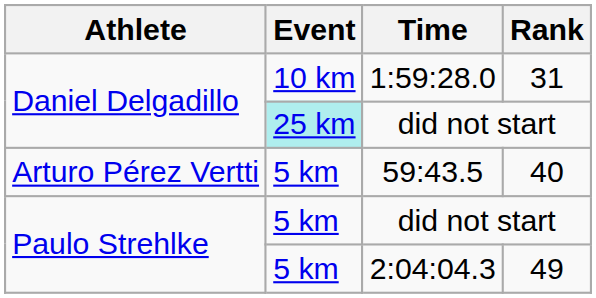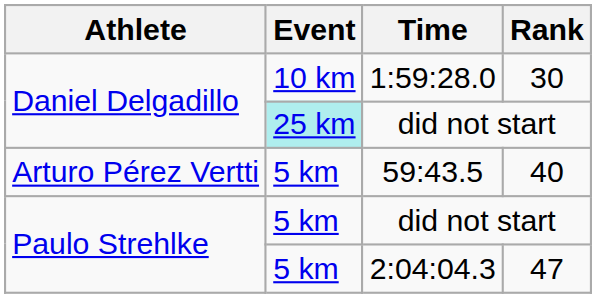(547, 77) 31 -> (547, 77) 30
(547, 268) 49 -> (547, 268) 47
